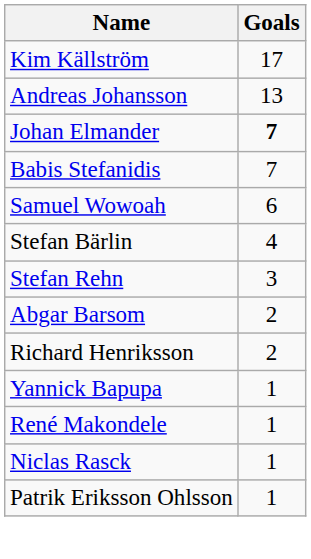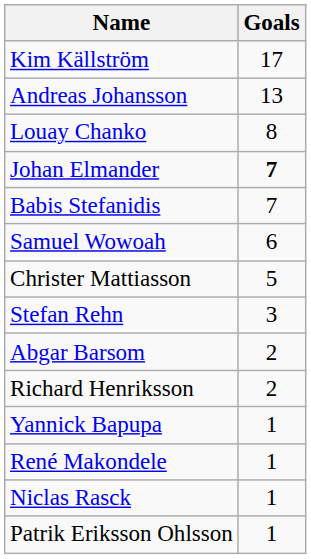+ row: (78, 132)
+ row: (101, 278)
- row: (71, 242)
